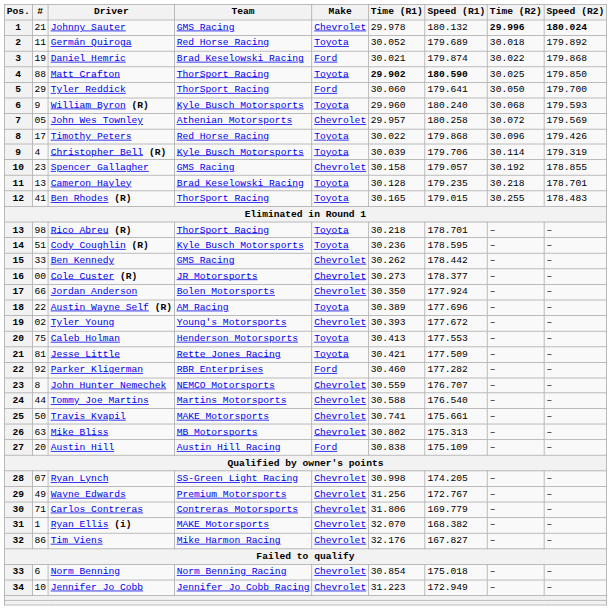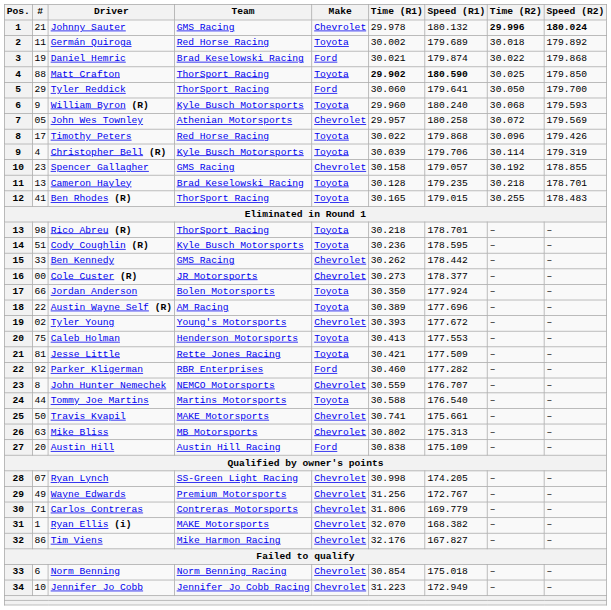(388, 44) 30.052 -> (388, 44) 30.002
(340, 292) Chevrolet -> (332, 292) Toyota
(340, 401) Chevrolet -> (332, 401) Toyota
